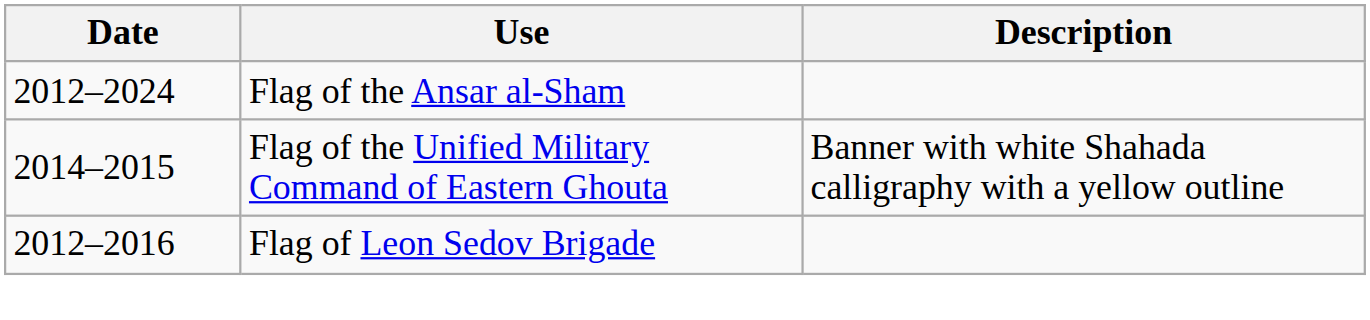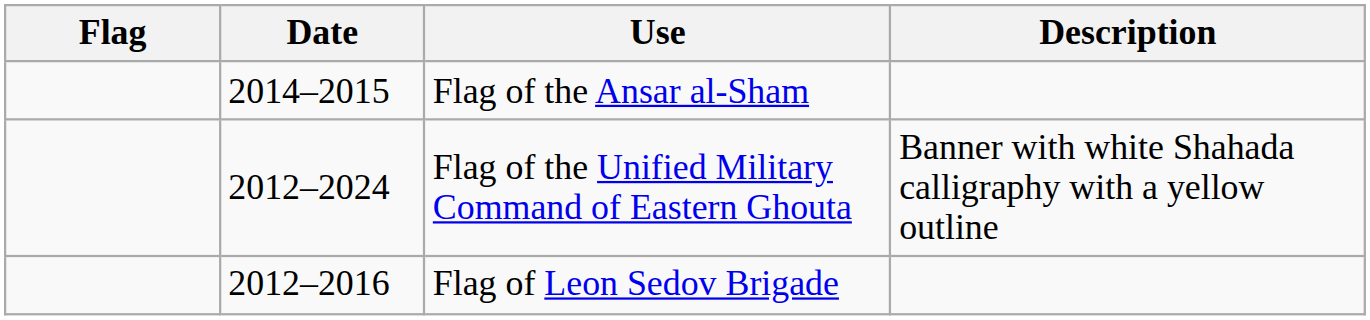+ column: (113, 32)
(94, 89) 2012–2024 -> (309, 89) 2014–2015
(94, 166) 2014–2015 -> (309, 186) 2012–2024
